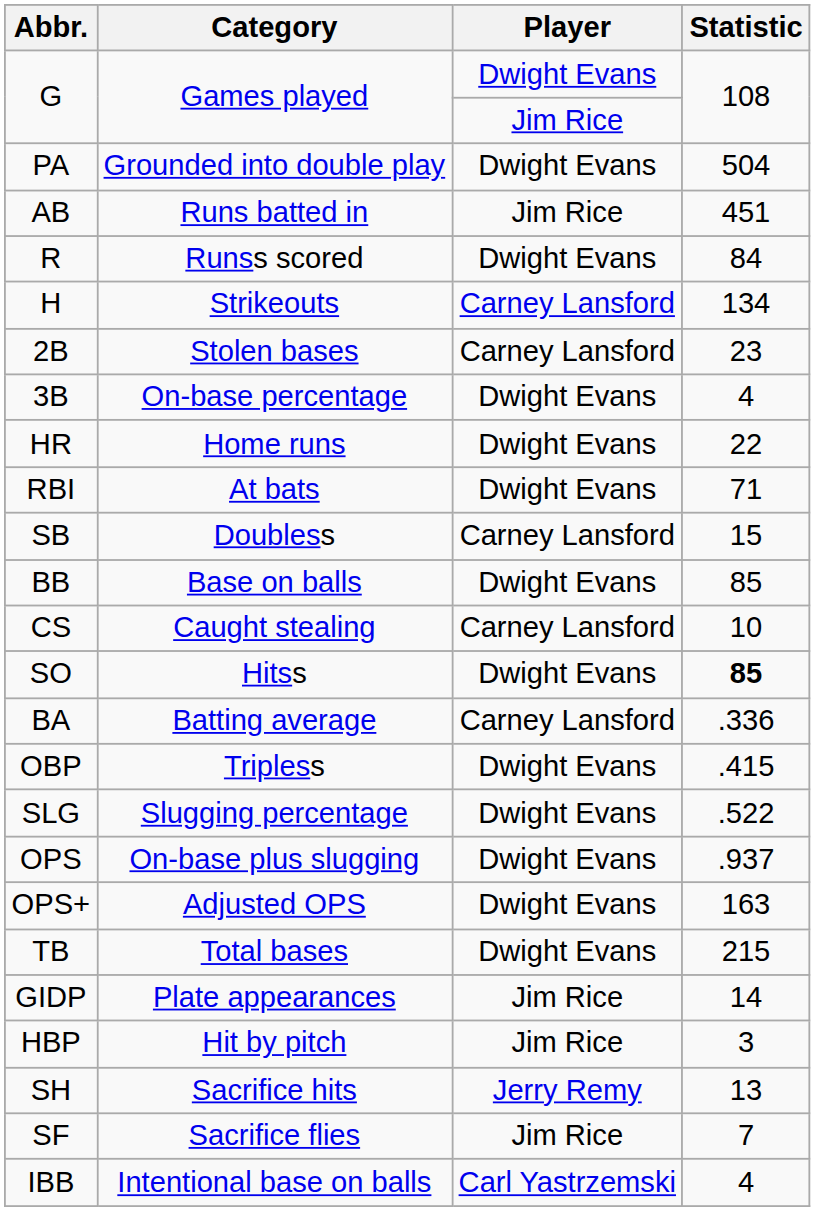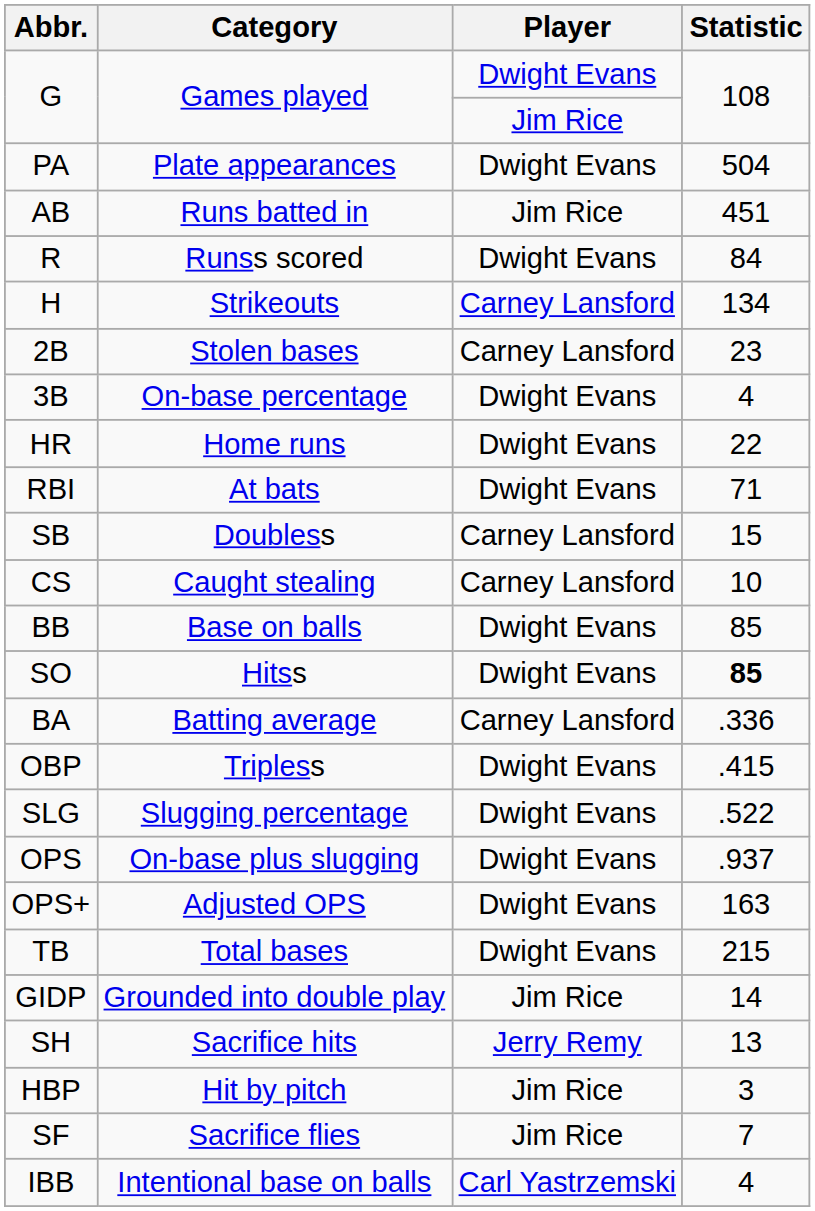(274, 166) Grounded into double play -> (274, 166) Plate appearances
rows swapped: (51, 627) <-> (51, 581)
(274, 997) Plate appearances -> (274, 997) Grounded into double play
rows swapped: (51, 1043) <-> (51, 1089)
